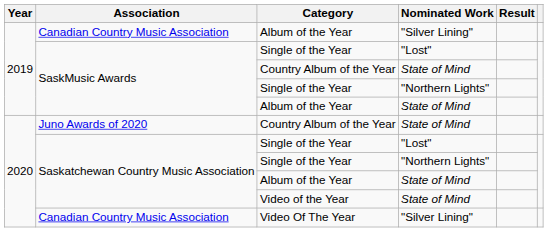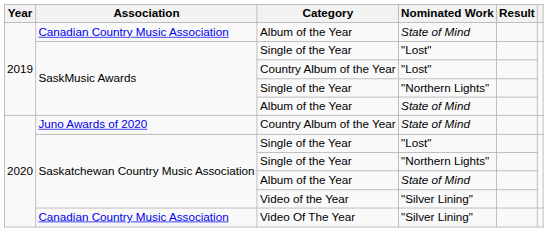(437, 32) "Silver Lining" -> (435, 32) State of Mind
(435, 69) State of Mind -> (416, 69) "Lost"
(435, 198) State of Mind -> (437, 198) "Silver Lining"
